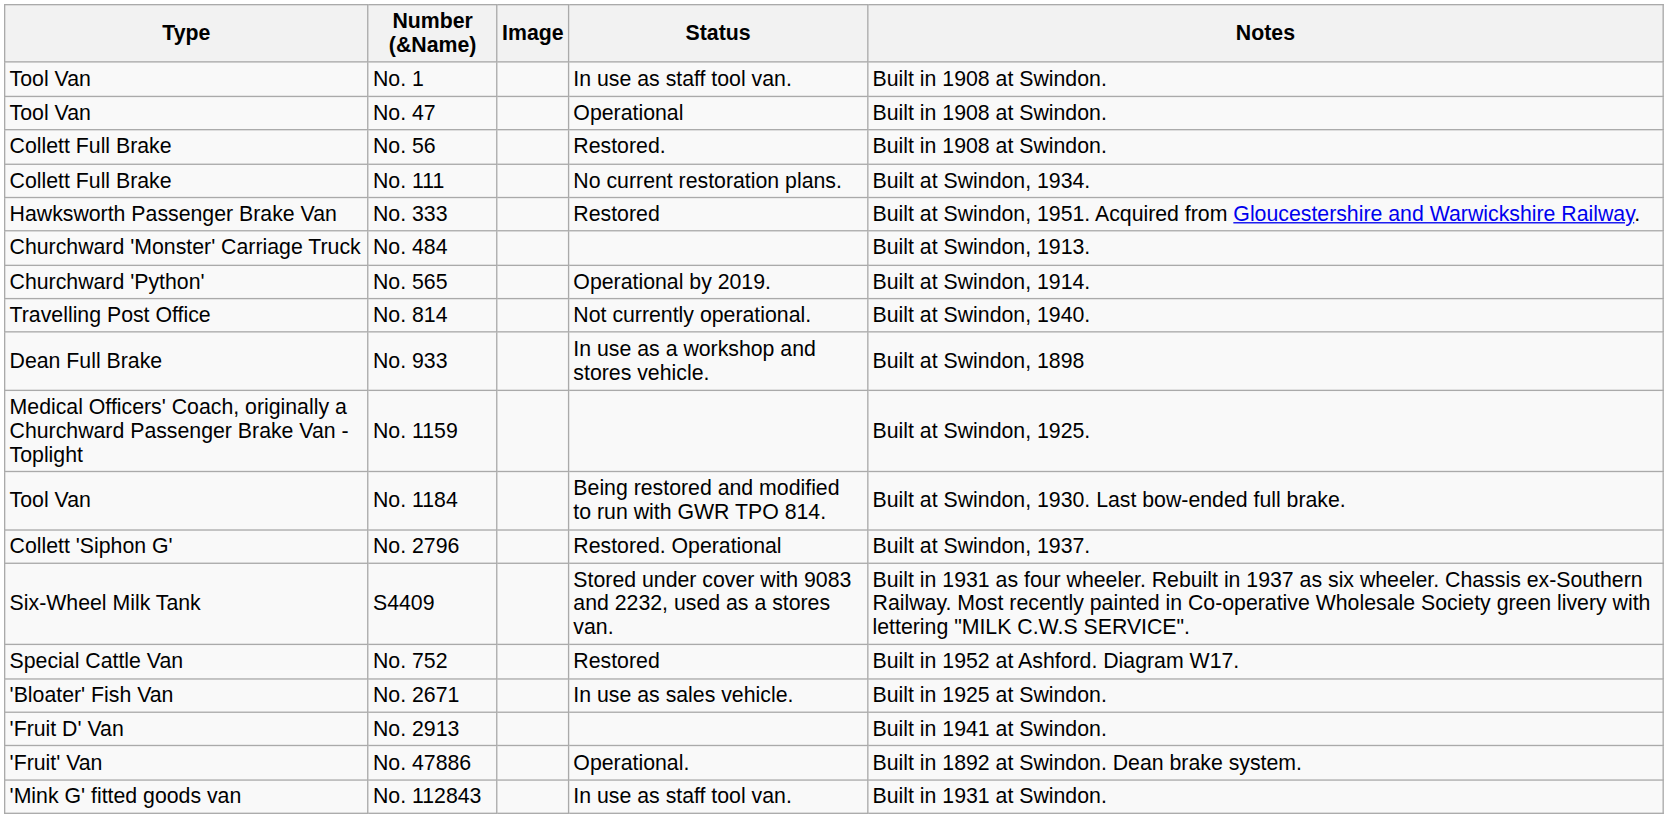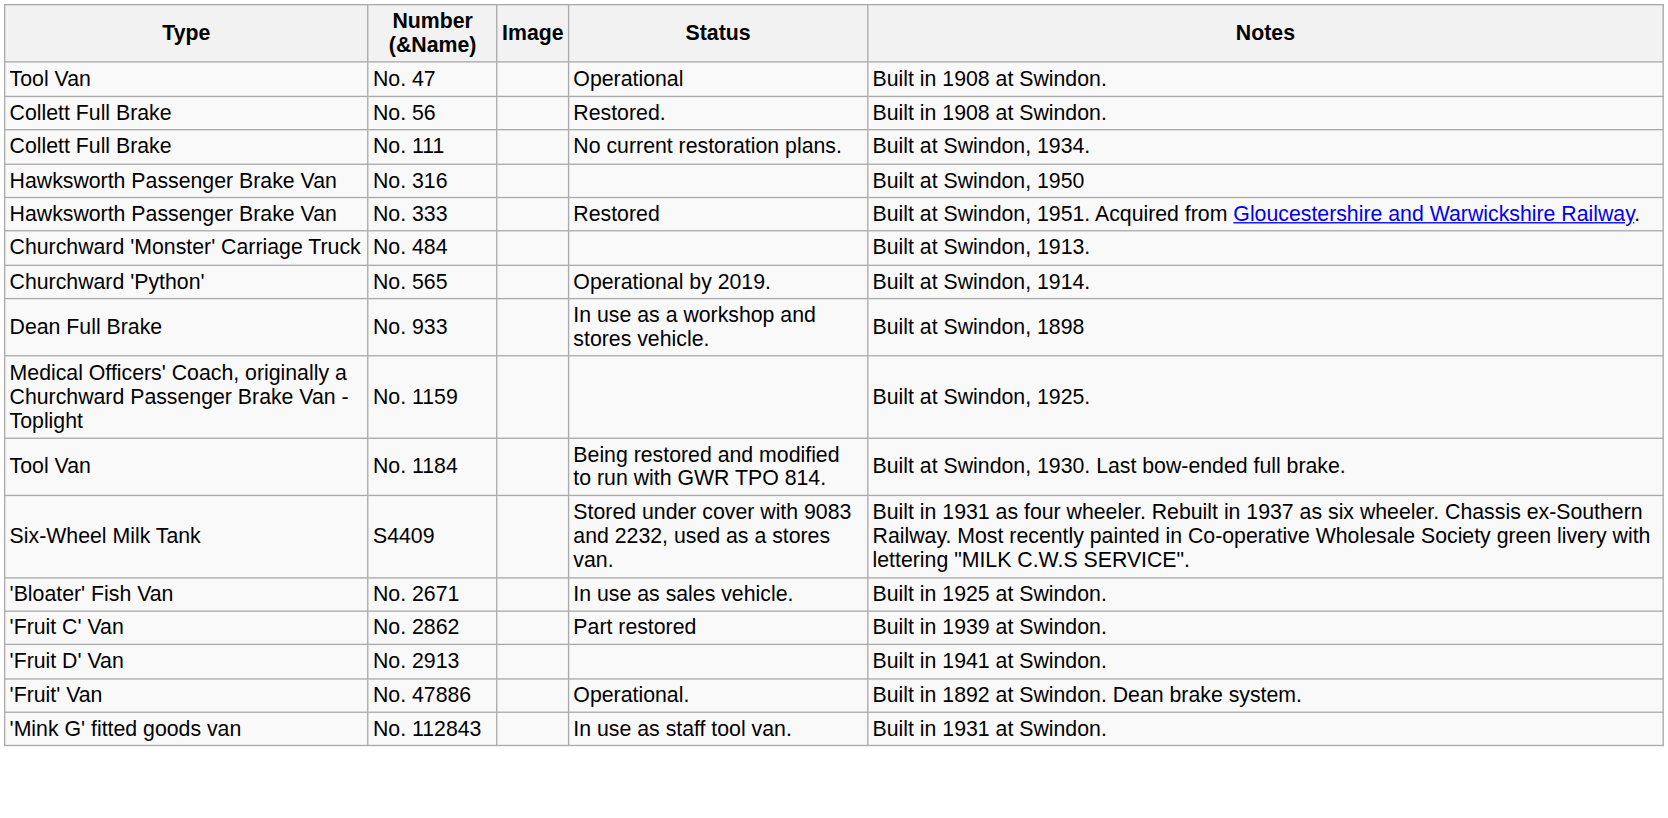- row: (398, 79)
+ row: (410, 180)
- row: (410, 315)
- row: (416, 546)
- row: (410, 661)
+ row: (416, 627)
